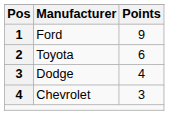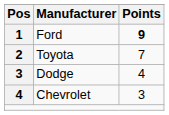(142, 34) normal -> (142, 34) bold
(142, 54) 6 -> (142, 54) 7
